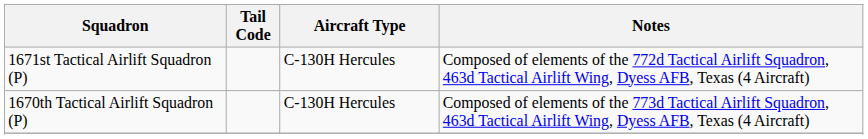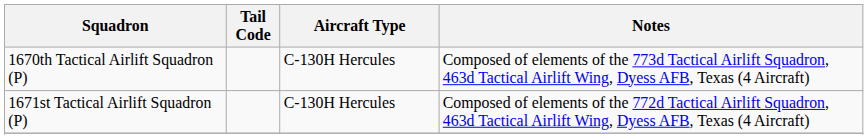rows swapped: (111, 111) <-> (110, 68)
